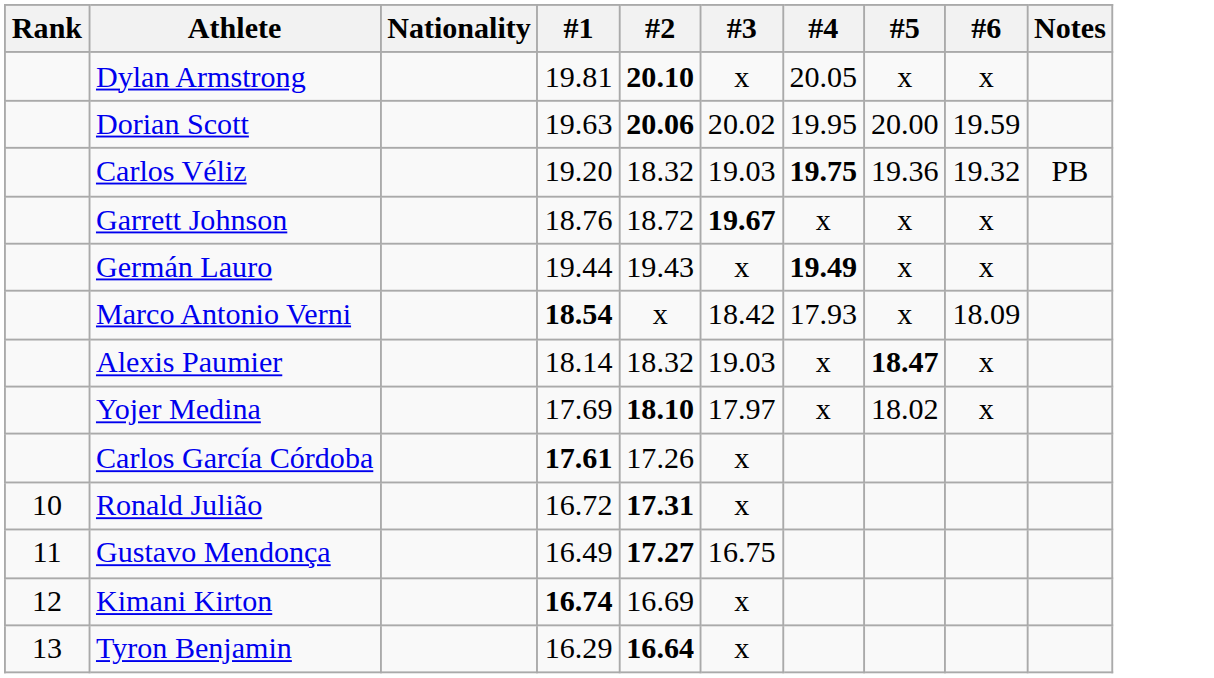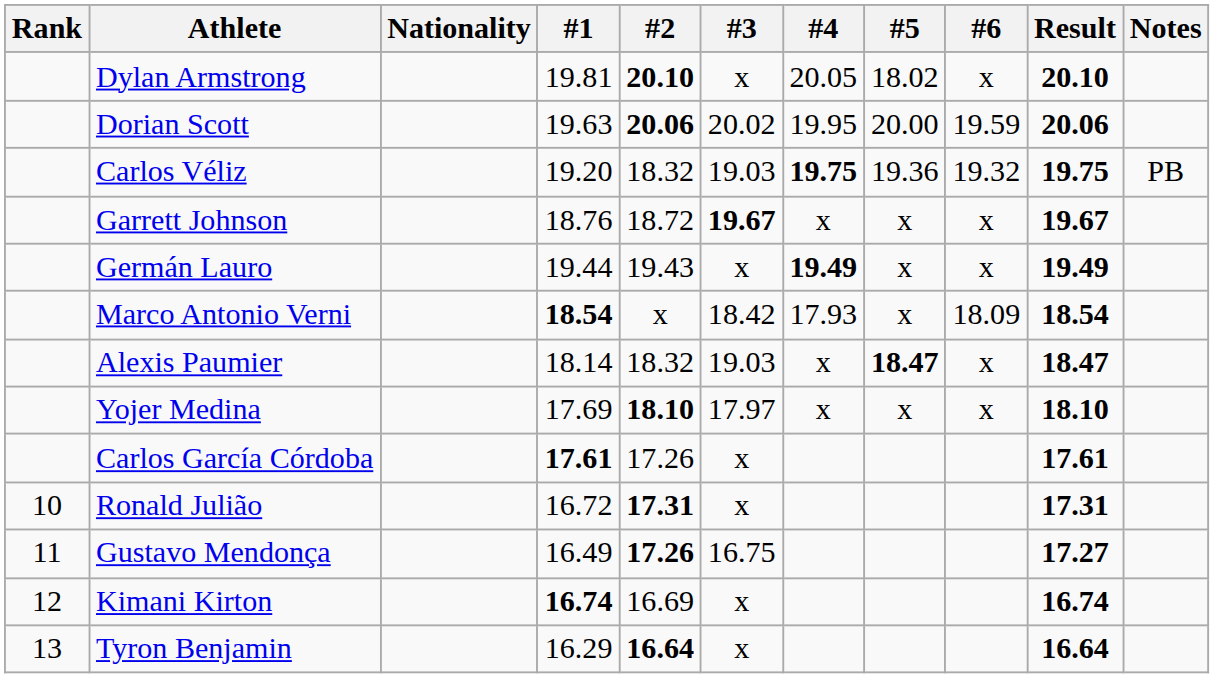+ column: (1075, 28)
(905, 76) x -> (905, 76) 18.02
(905, 409) 18.02 -> (905, 409) x
(660, 553) 17.27 -> (660, 553) 17.26
